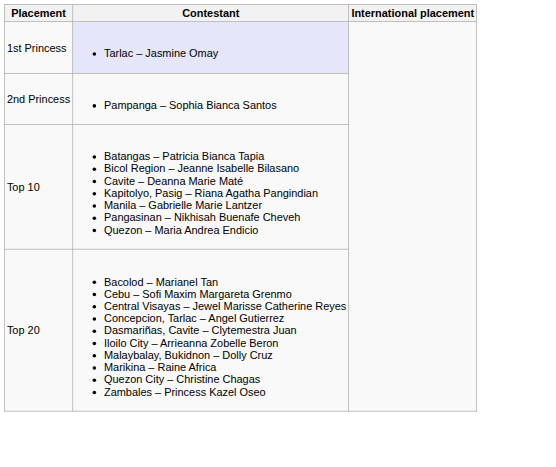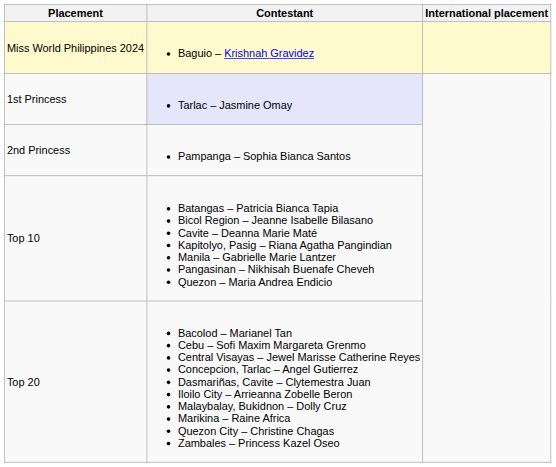+ row: (75, 48)
